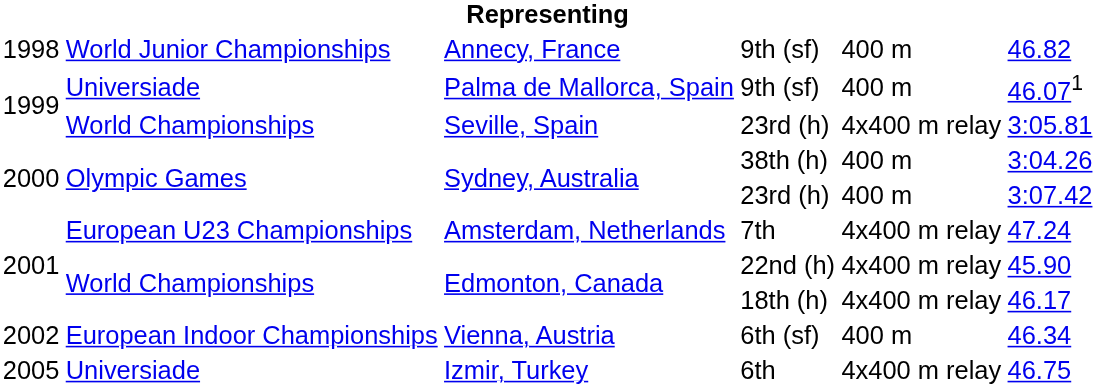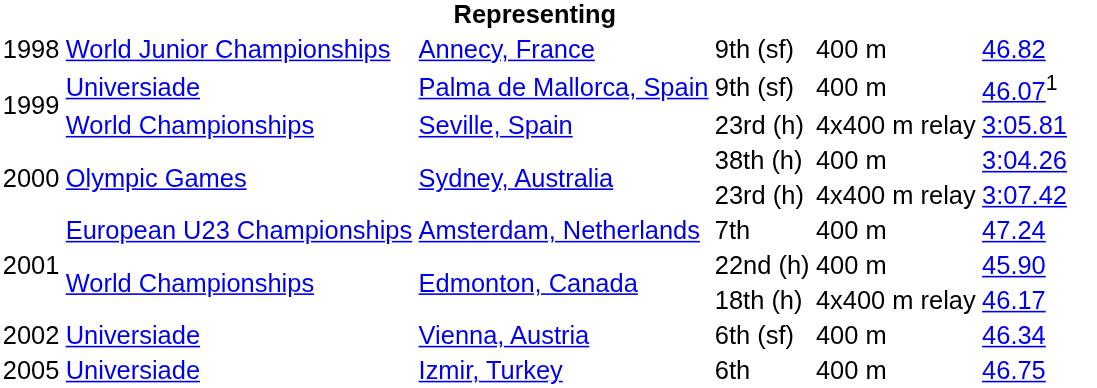(877, 196) 400 m -> (896, 196) 4x400 m relay
(921, 231) 4x400 m relay -> (851, 231) 400 m
(921, 266) 4x400 m relay -> (851, 266) 400 m
(252, 336) European Indoor Championships -> (133, 336) Universiade
(921, 371) 4x400 m relay -> (851, 371) 400 m
